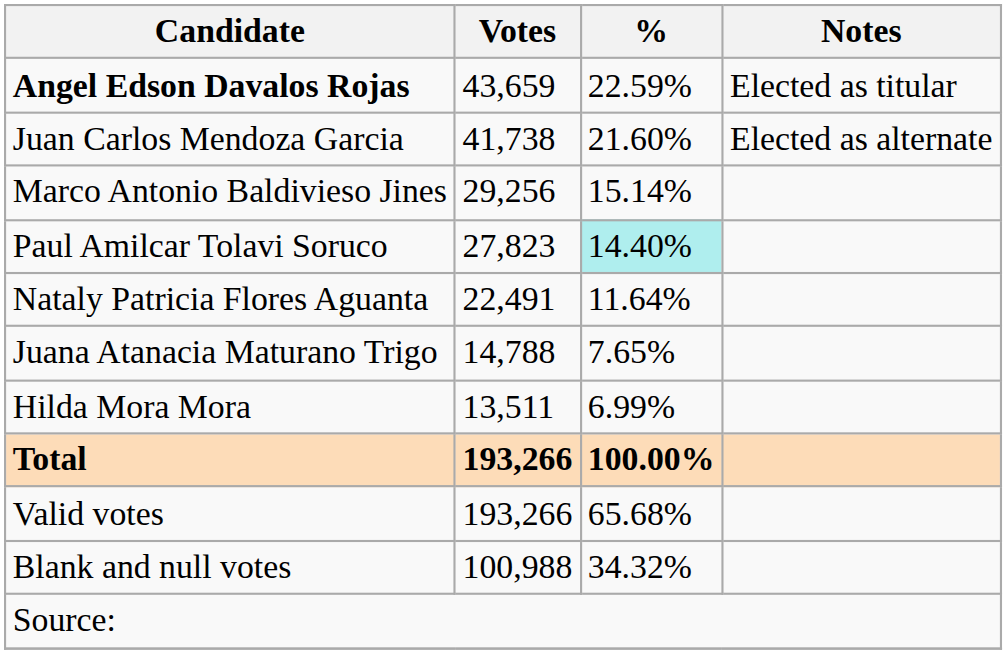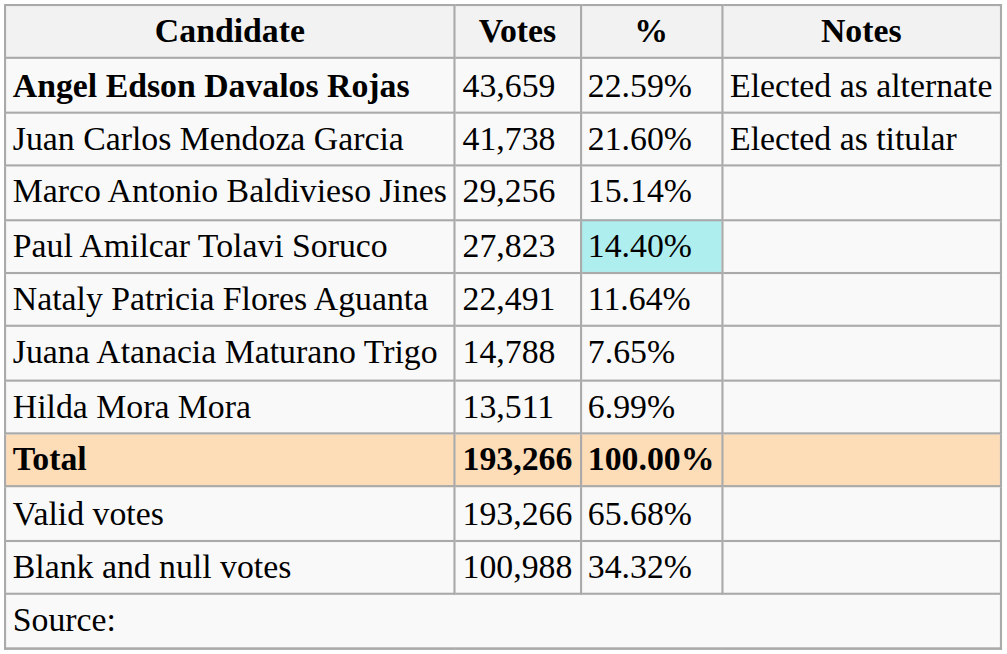(843, 84) Elected as titular -> (861, 84) Elected as alternate
(861, 138) Elected as alternate -> (843, 138) Elected as titular
